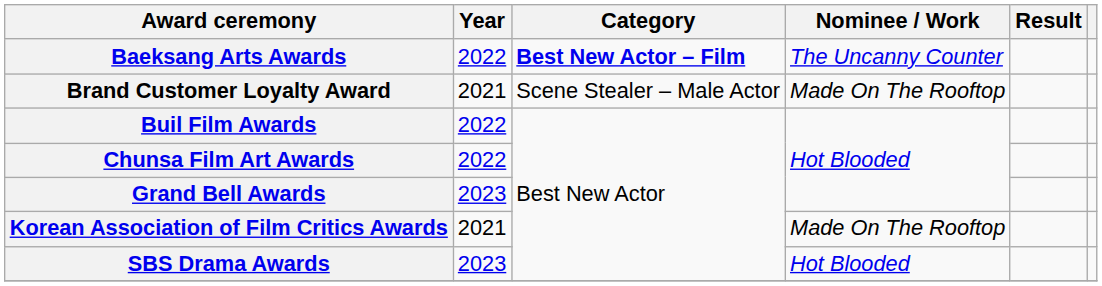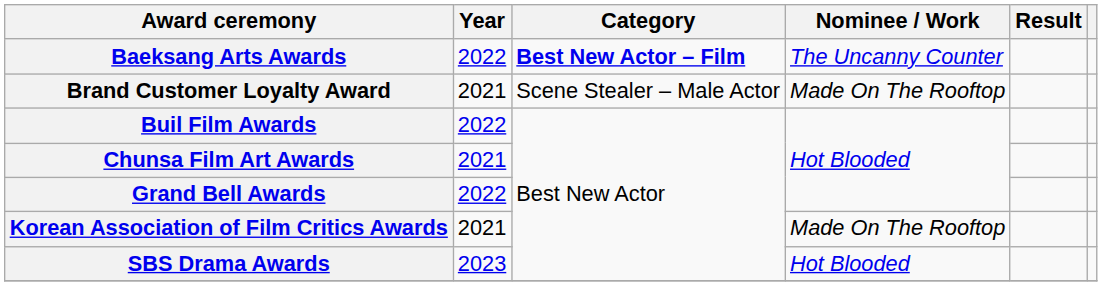(482, 159) 2022 -> (482, 159) 2021
(482, 194) 2023 -> (482, 194) 2022
